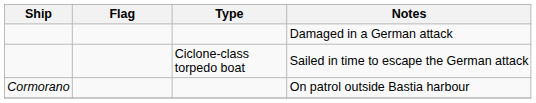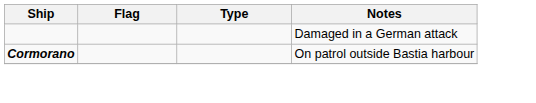- row: (409, 61)
(38, 87) normal -> (41, 53) bold
